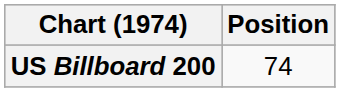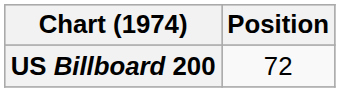(278, 65) 74 -> (278, 65) 72
